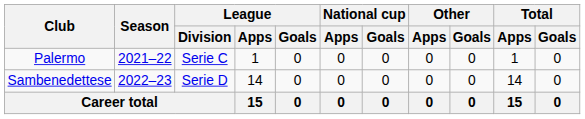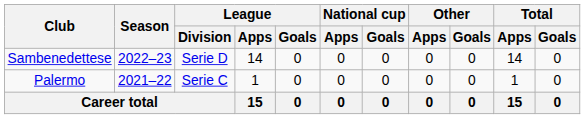rows swapped: (60, 59) <-> (60, 80)
